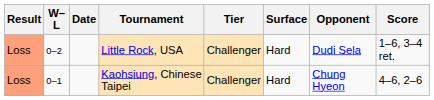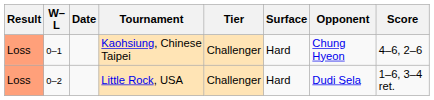rows swapped: (151, 80) <-> (142, 50)
